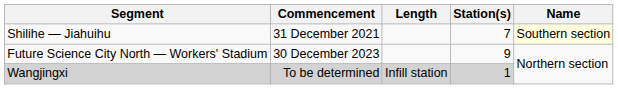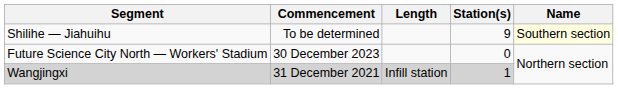(326, 34) 31 December 2021 -> (331, 34) To be determined
(507, 34) 7 -> (507, 34) 9
(507, 53) 9 -> (507, 53) 0
(331, 73) To be determined -> (326, 73) 31 December 2021
